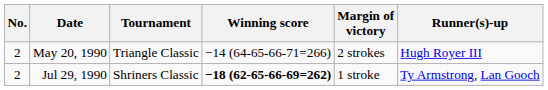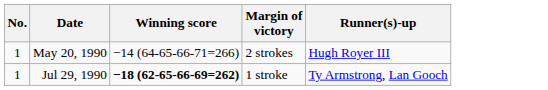- column: (156, 23)
(17, 53) 2 -> (17, 53) 1
(17, 74) 2 -> (17, 74) 1
